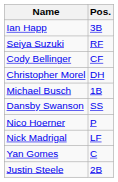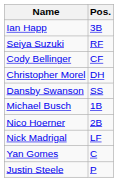rows swapped: (45, 106) <-> (39, 91)
(93, 122) P -> (96, 122) 2B
(96, 169) 2B -> (93, 169) P
